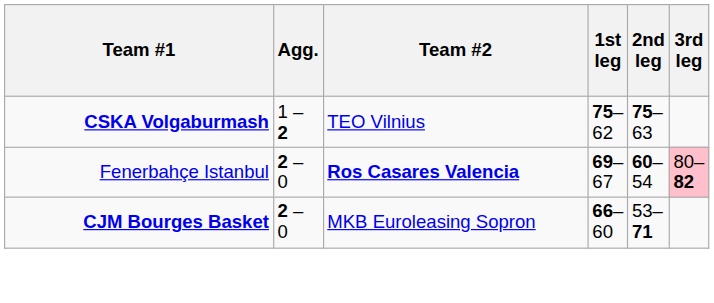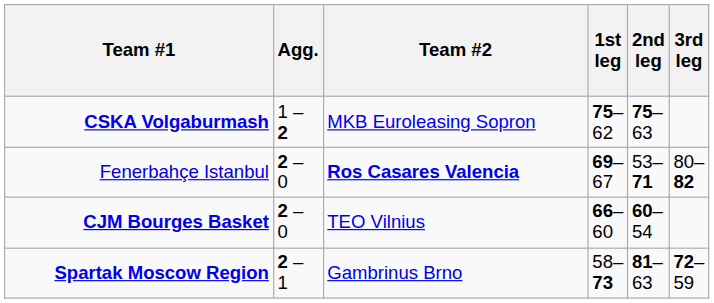(376, 121) TEO Vilnius -> (431, 121) MKB Euroleasing Sopron
(647, 172) 60–54 -> (647, 172) 53–71
(689, 172) pink background -> (689, 172) no background
(431, 222) MKB Euroleasing Sopron -> (376, 222) TEO Vilnius
(647, 222) 53–71 -> (647, 222) 60–54
+ row: (162, 272)
